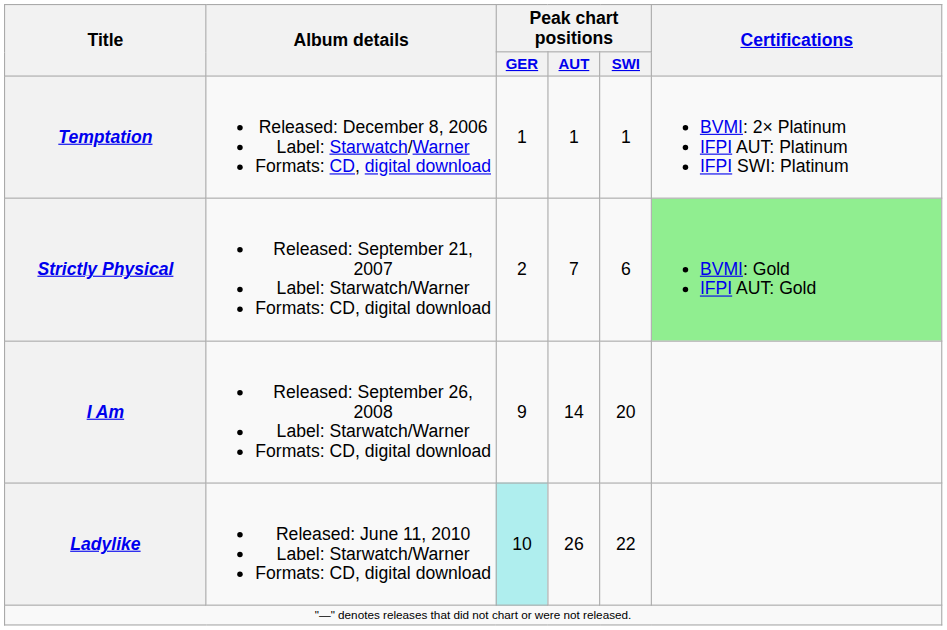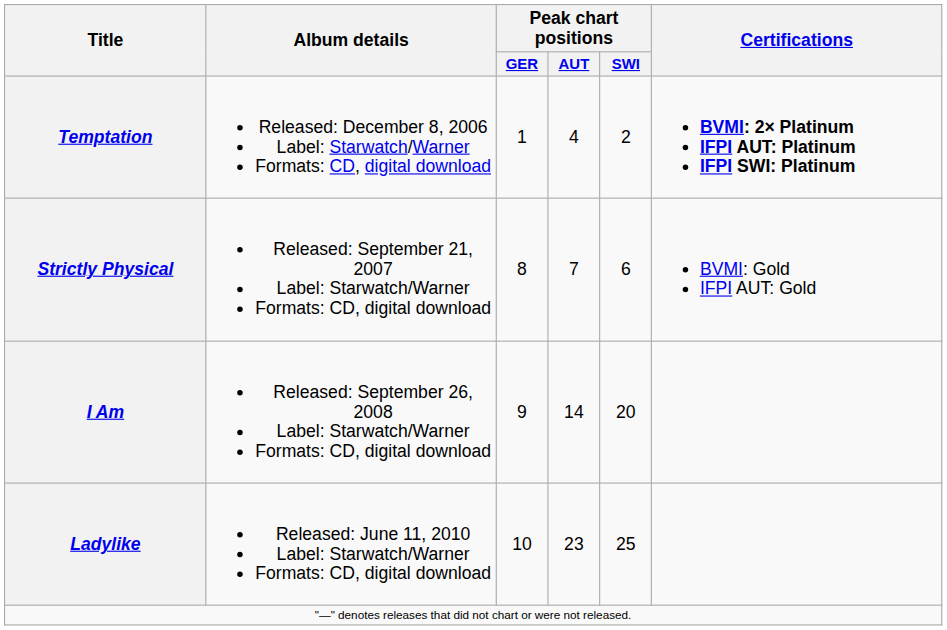(574, 137) 1 -> (574, 137) 4
(626, 137) 1 -> (626, 137) 2
(797, 147) normal -> (797, 147) bold
(522, 269) 2 -> (522, 269) 8
(797, 279) lightgreen background -> (797, 279) no background
(522, 544) paleturquoise background -> (522, 544) no background
(574, 544) 26 -> (574, 544) 23
(626, 544) 22 -> (626, 544) 25
